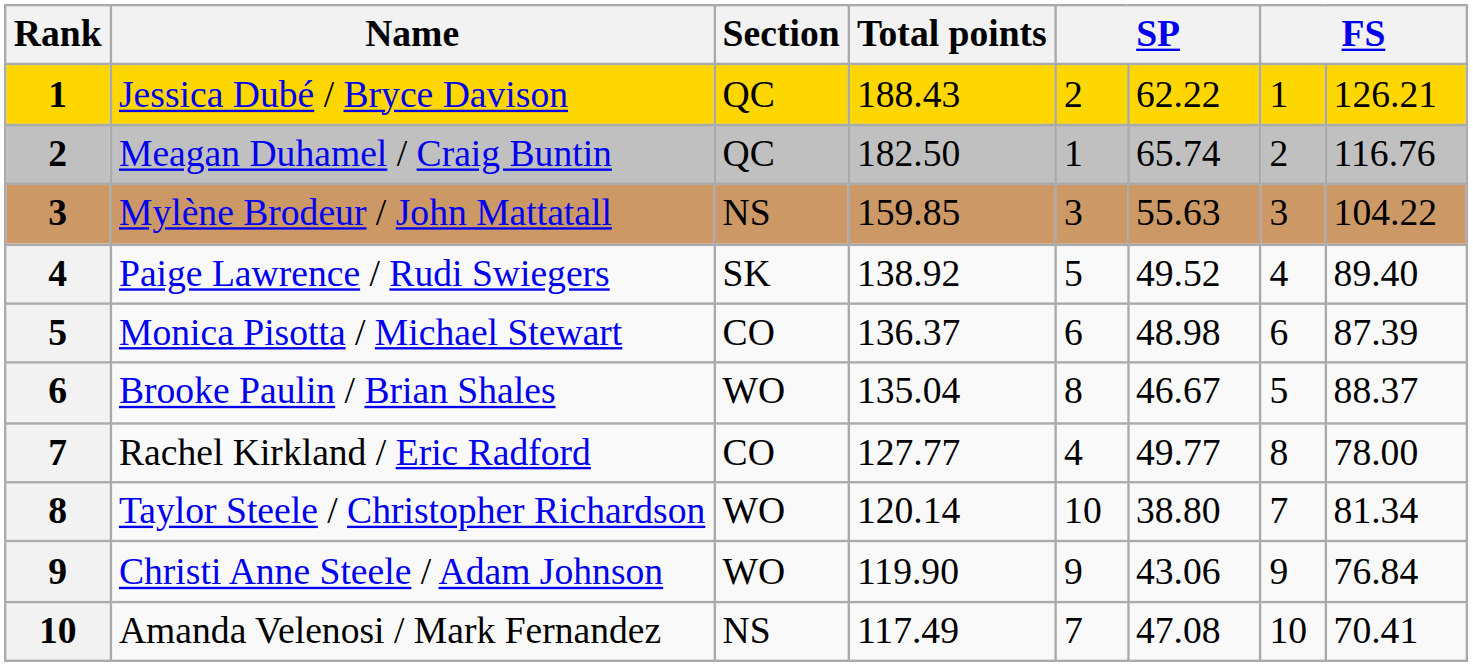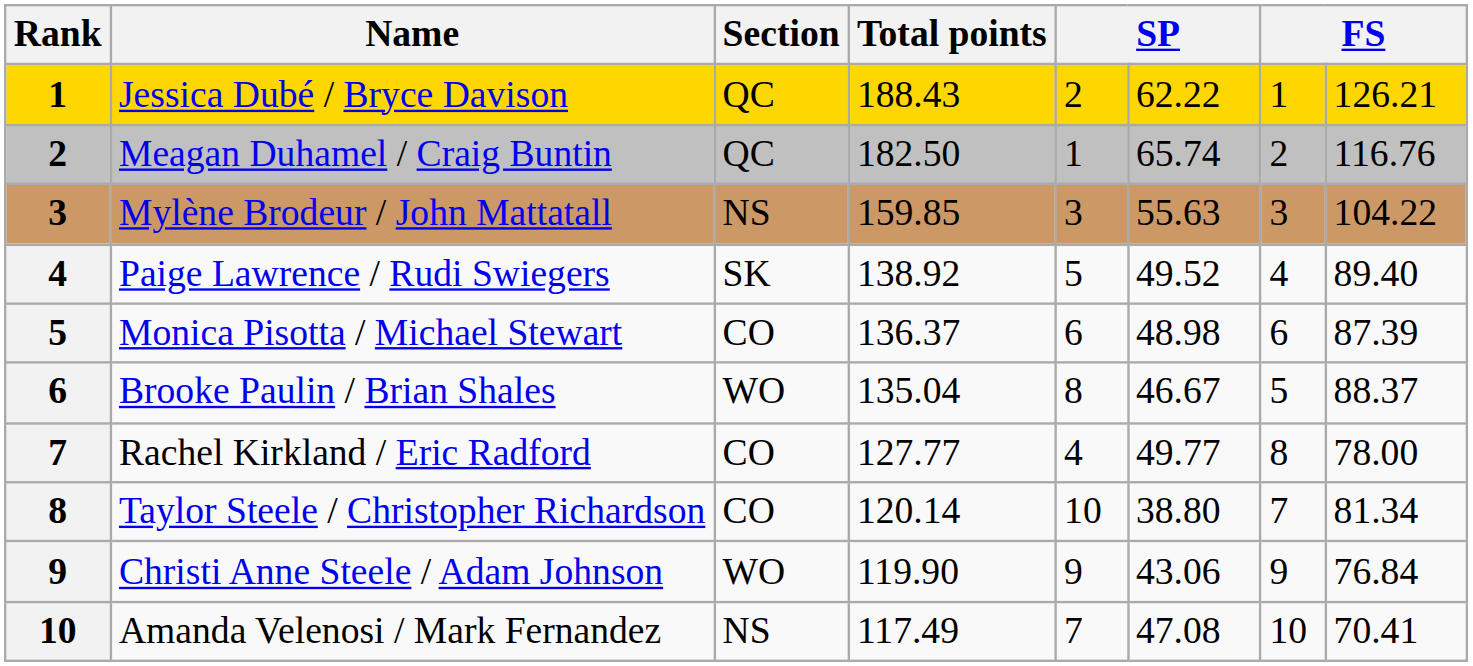(754, 511) WO -> (749, 511) CO
